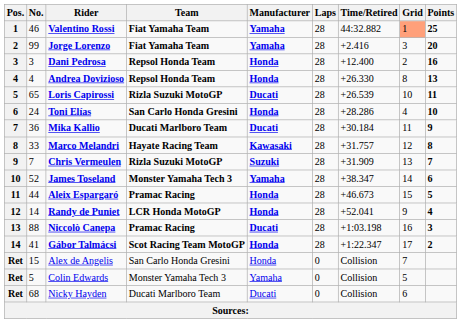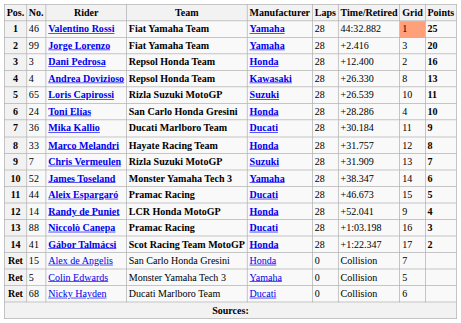(264, 79) Honda -> (271, 79) Kawasaki
(264, 95) Ducati -> (264, 95) Suzuki
(271, 145) Kawasaki -> (264, 145) Honda
(264, 194) Honda -> (264, 194) Ducati
